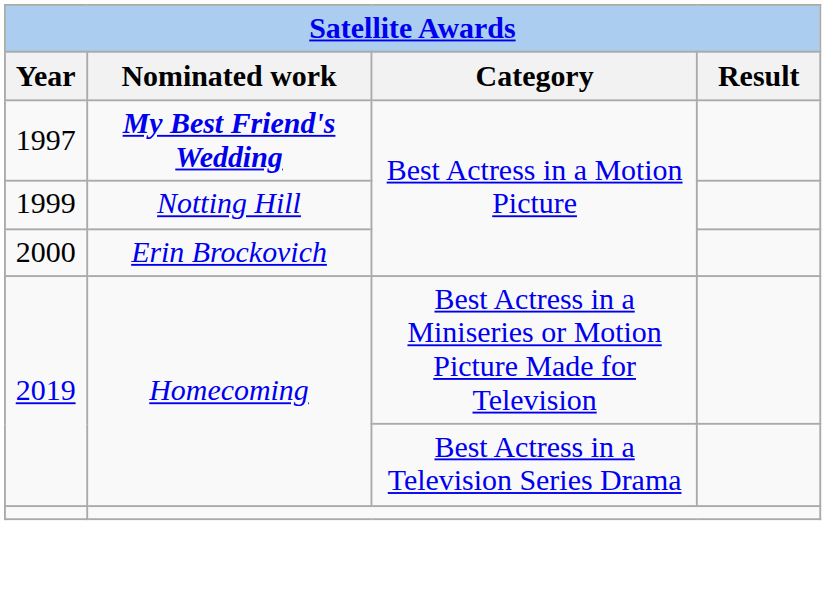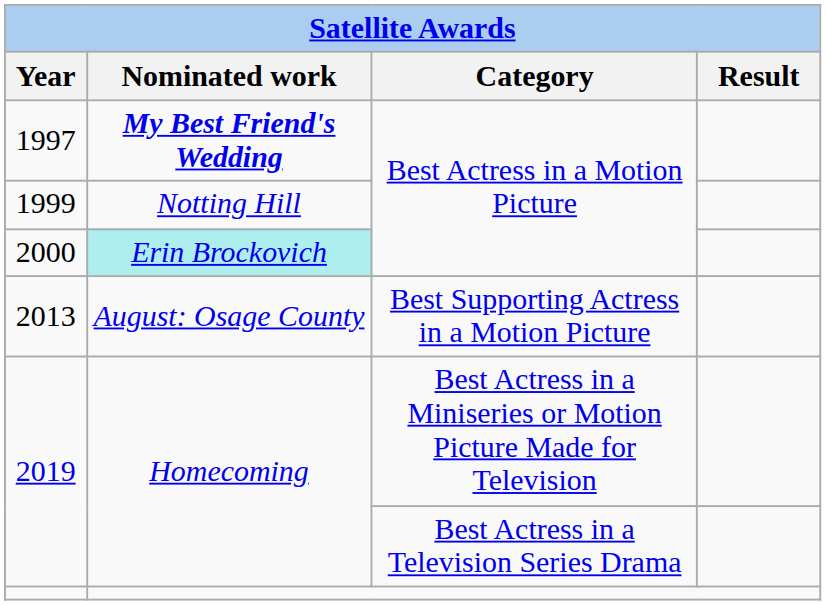(229, 251) no background -> (229, 251) paleturquoise background
+ row: (46, 315)
